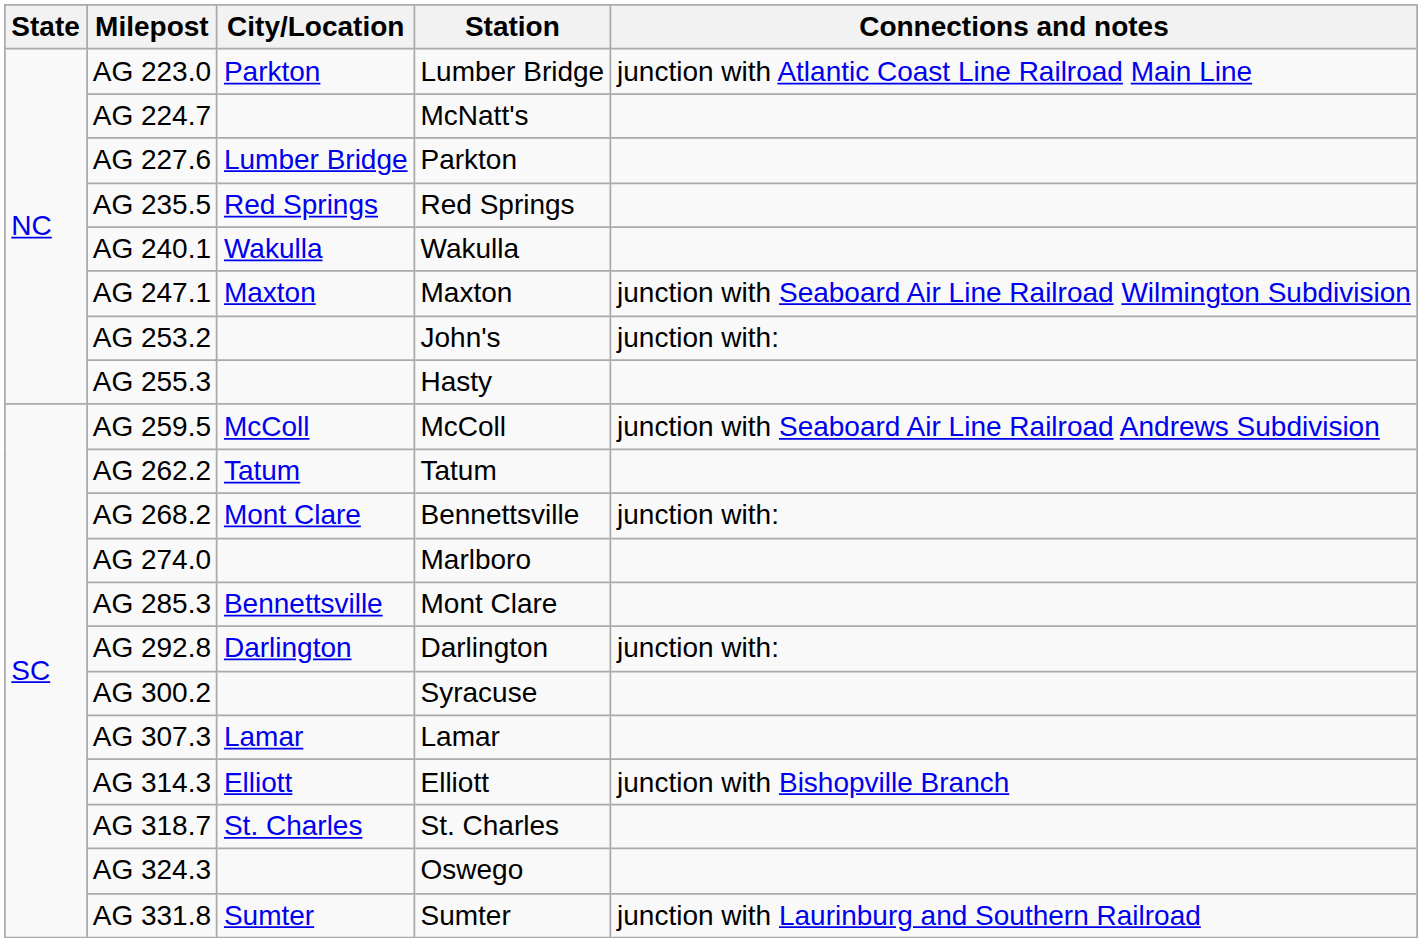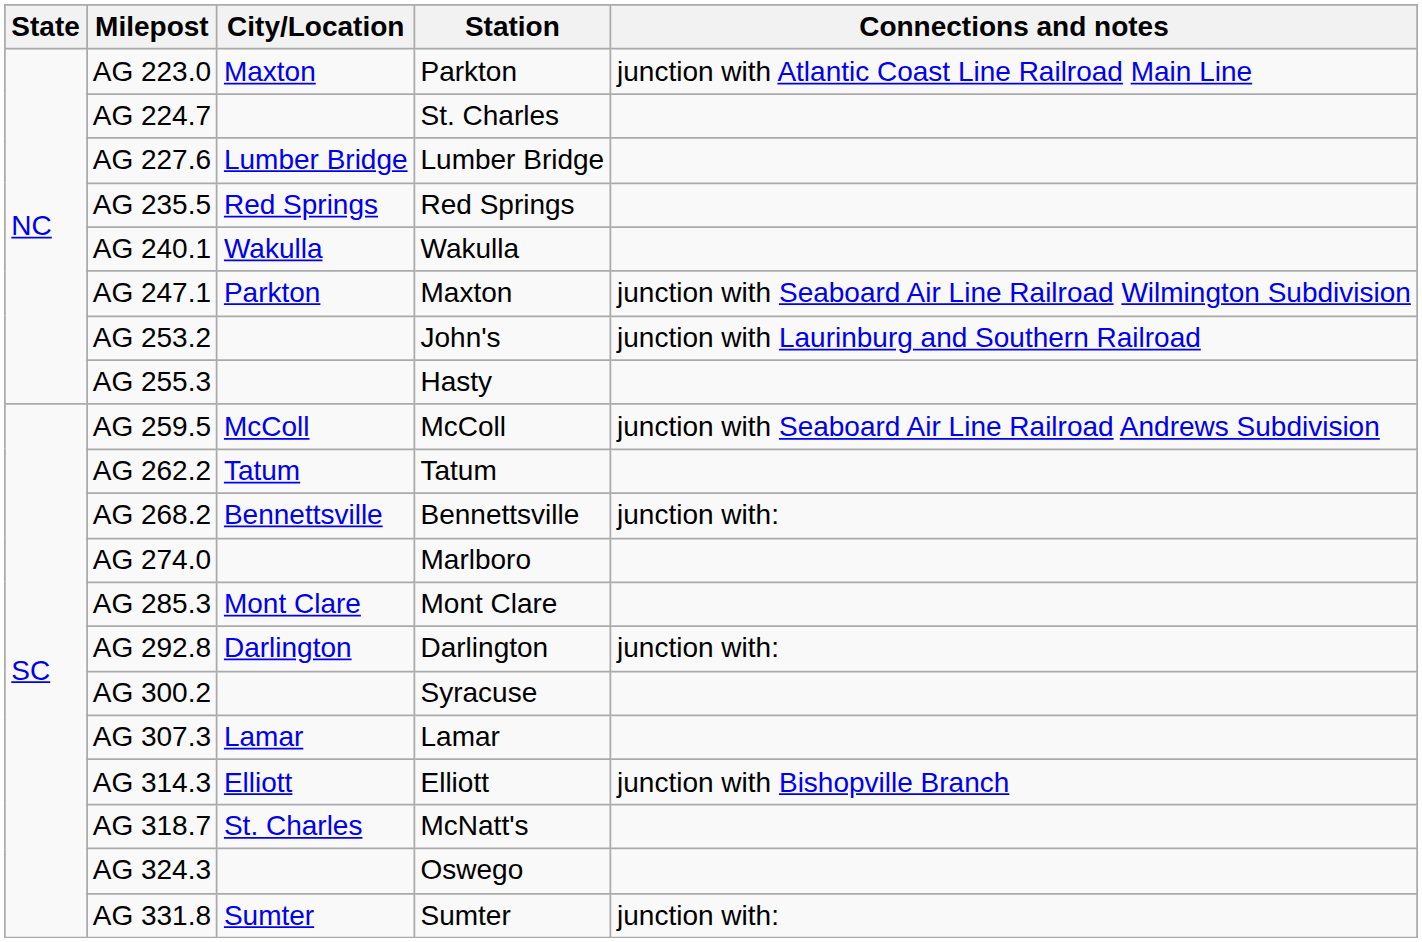(272, 71) Parkton -> (270, 71) Maxton
(512, 71) Lumber Bridge -> (469, 71) Parkton
(475, 115) McNatt's -> (490, 115) St. Charles
(469, 159) Parkton -> (512, 159) Lumber Bridge
(270, 293) Maxton -> (272, 293) Parkton
(698, 337) junction with: -> (909, 337) junction with Laurinburg and Southern Railroad
(292, 515) Mont Clare -> (303, 515) Bennettsville
(303, 603) Bennettsville -> (292, 603) Mont Clare
(490, 826) St. Charles -> (475, 826) McNatt's
(909, 914) junction with Laurinburg and Southern Railroad -> (698, 914) junction with:
